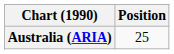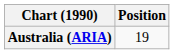(142, 37) 25 -> (142, 37) 19
